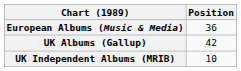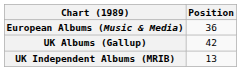(211, 58) 10 -> (211, 58) 13
